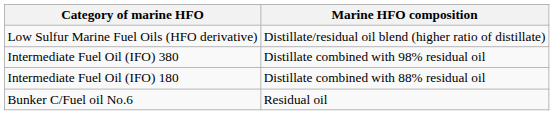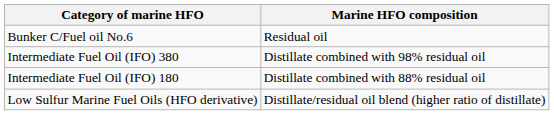rows swapped: (70, 99) <-> (133, 36)
